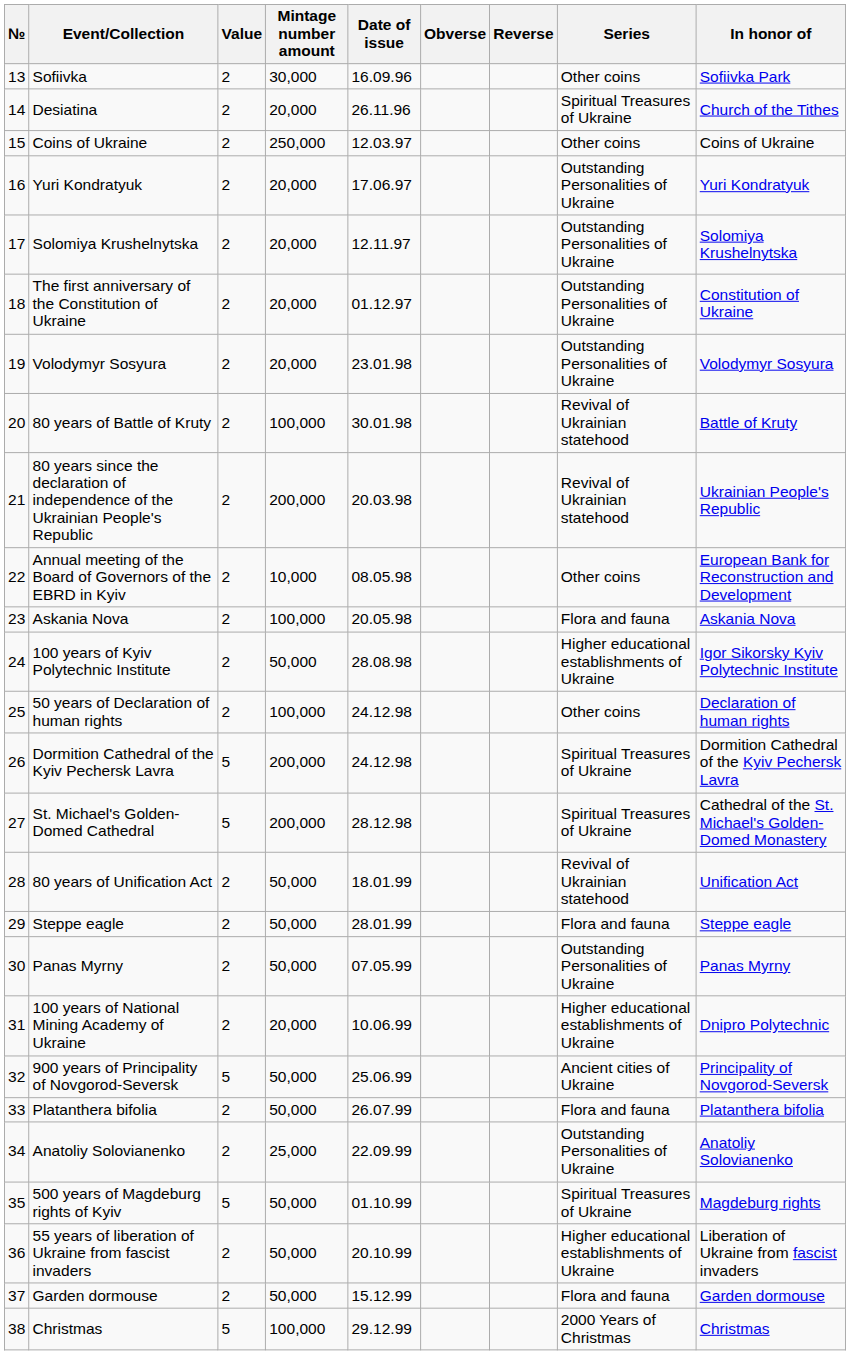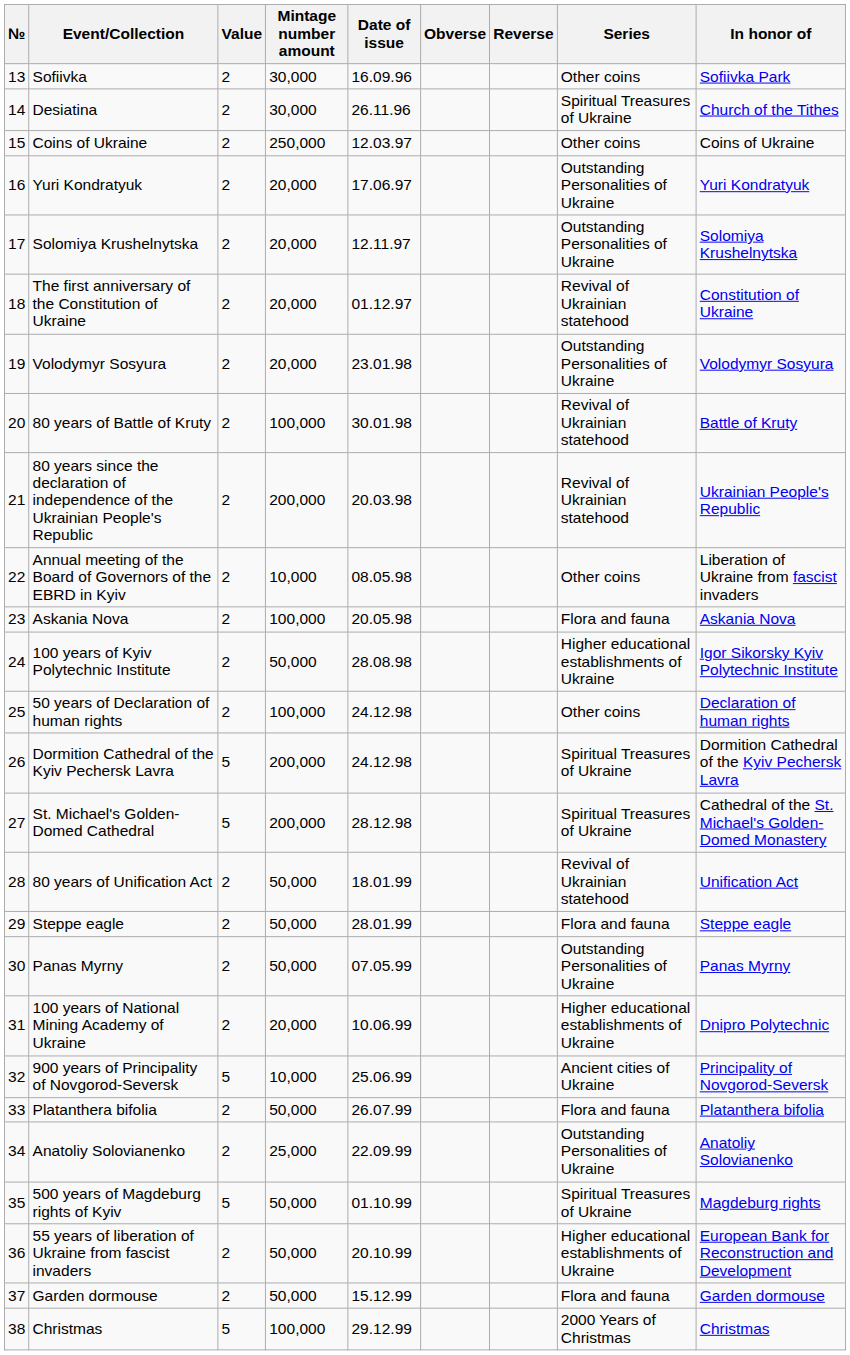(293, 109) 20,000 -> (293, 109) 30,000
(614, 304) Outstanding Personalities of Ukraine -> (595, 304) Revival of Ukrainian statehood
(767, 577) European Bank for Reconstruction and Development -> (768, 577) Liberation of Ukraine from fascist invaders
(293, 1076) 50,000 -> (293, 1076) 10,000
(768, 1253) Liberation of Ukraine from fascist invaders -> (767, 1253) European Bank for Reconstruction and Development
